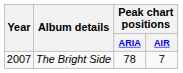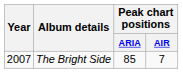(130, 59) 78 -> (130, 59) 85
